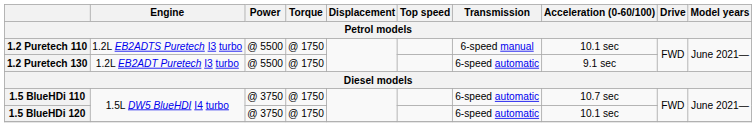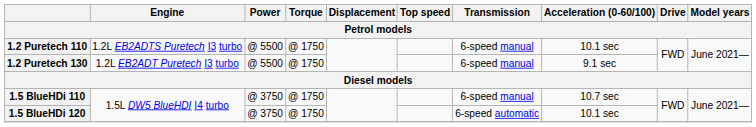(497, 63) 6-speed automatic -> (497, 63) 6-speed manual
(497, 97) 6-speed automatic -> (497, 97) 6-speed manual
